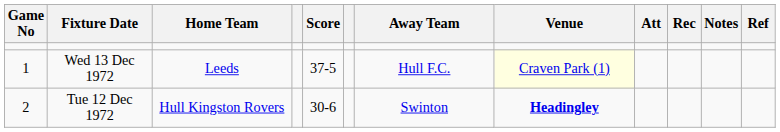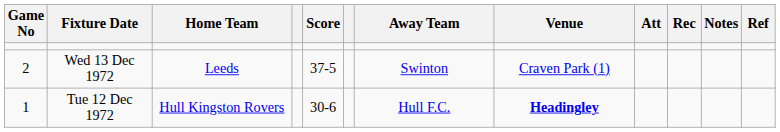(26, 68) 1 -> (26, 68) 2
(424, 68) Hull F.C. -> (424, 68) Swinton
(564, 68) lightyellow background -> (564, 68) no background
(26, 107) 2 -> (26, 107) 1
(424, 107) Swinton -> (424, 107) Hull F.C.
